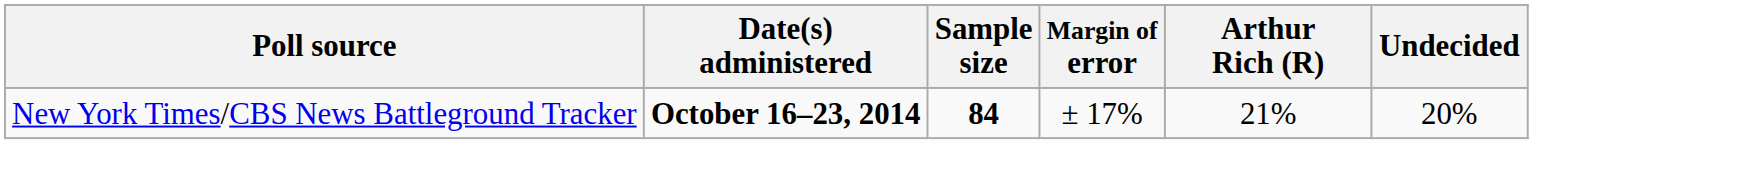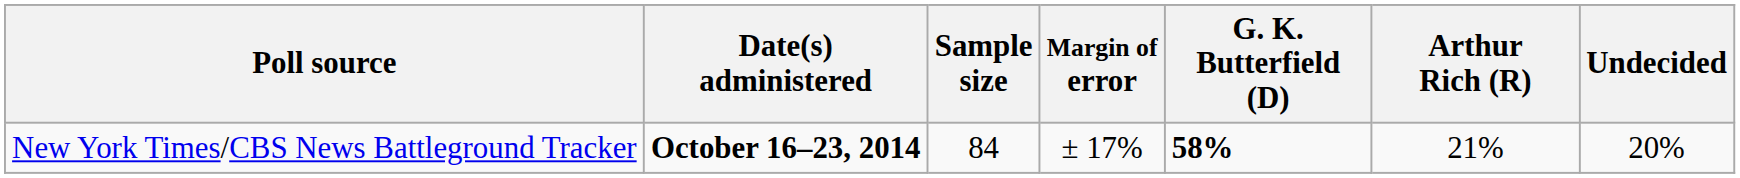+ column: (1268, 63)
(984, 112) bold -> (984, 147) normal
